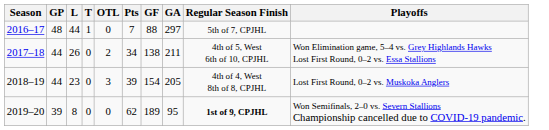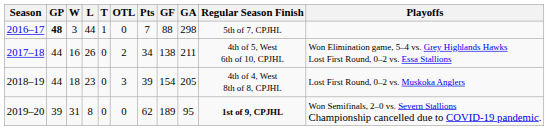+ column: (74, 13)
(57, 30) normal -> (57, 30) bold
(173, 30) 297 -> (188, 30) 298
